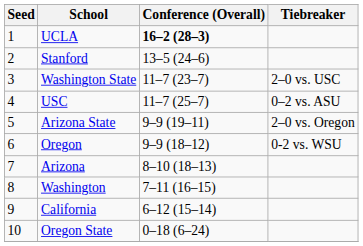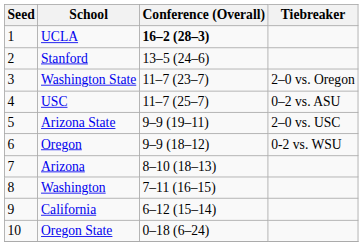(306, 79) 2–0 vs. USC -> (313, 79) 2–0 vs. Oregon
(313, 123) 2–0 vs. Oregon -> (306, 123) 2–0 vs. USC
